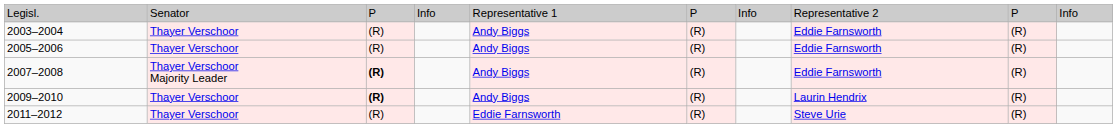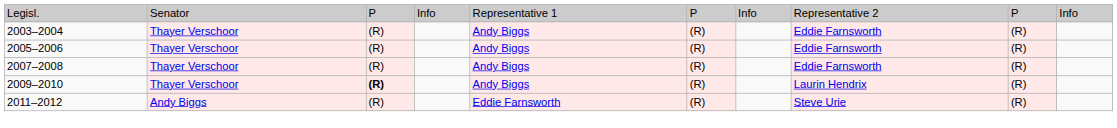(194, 72) Thayer Verschoor Majority Leader -> (194, 66) Thayer Verschoor
(376, 72) bold -> (376, 66) normal
(194, 114) Thayer Verschoor -> (178, 102) Andy Biggs
